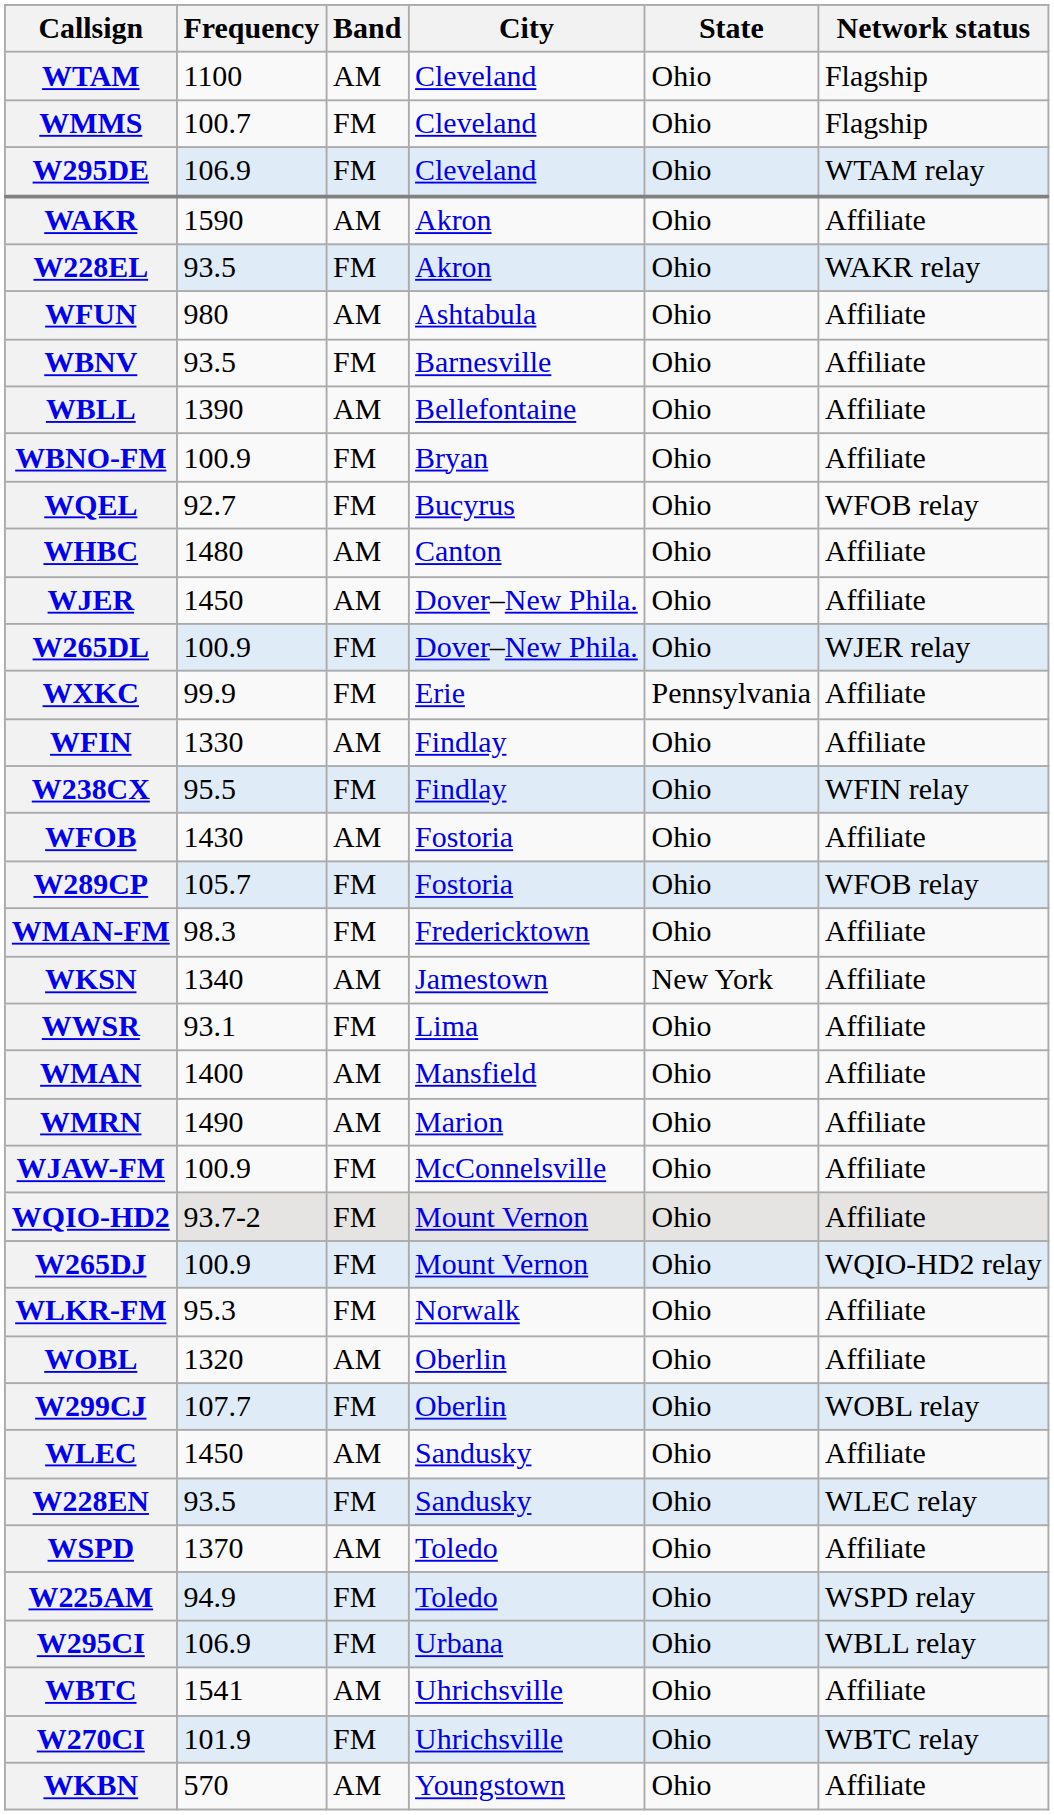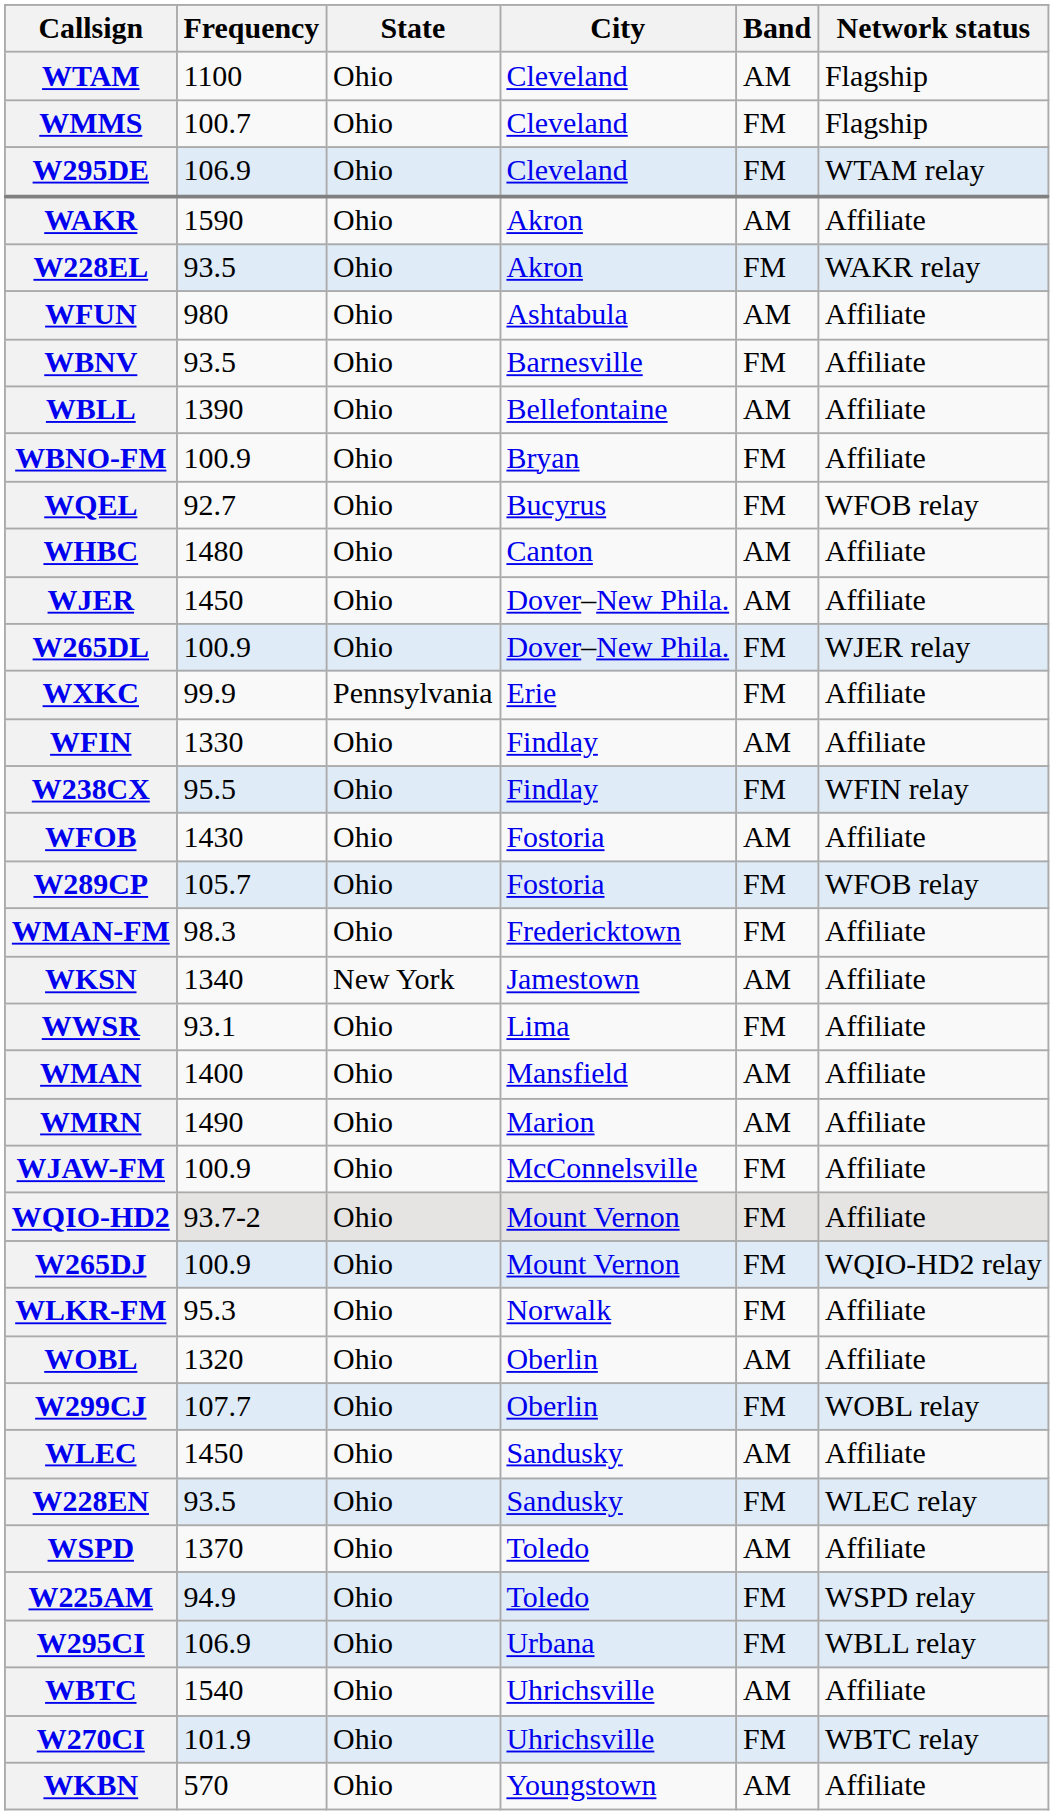columns swapped: (367, 28) <-> (731, 28)
(213, 1690) 1541 -> (213, 1690) 1540
